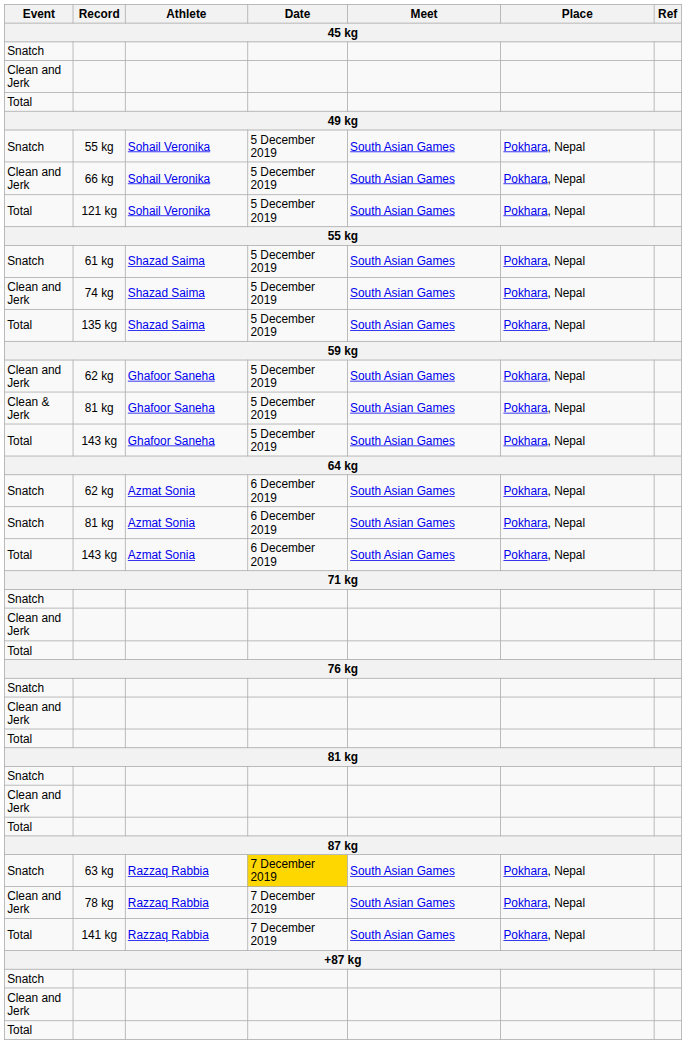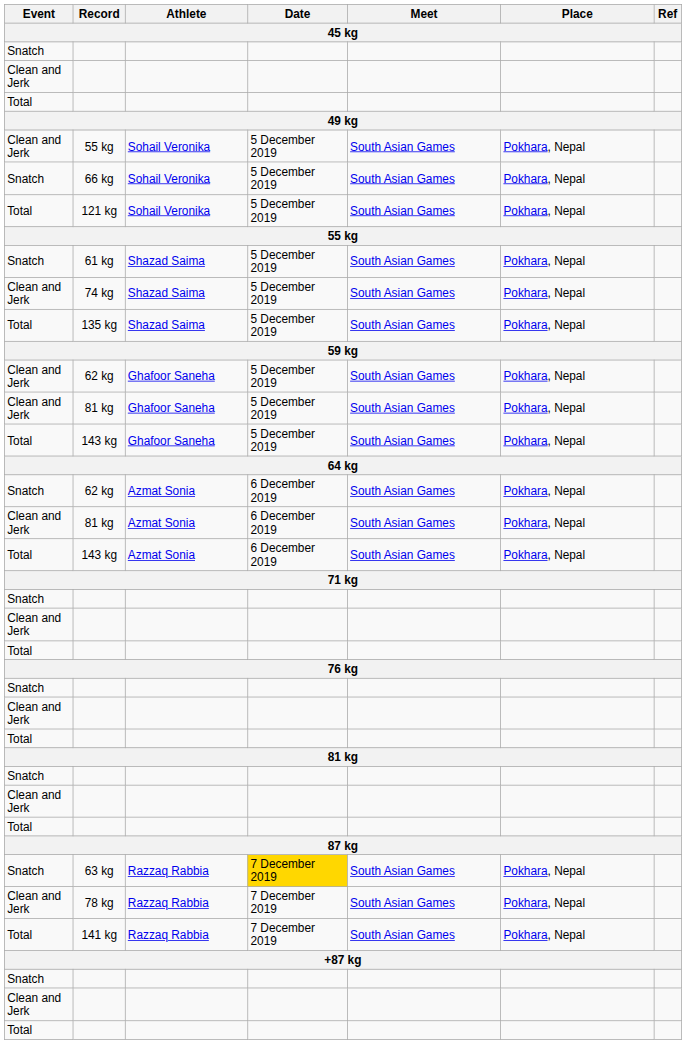(26, 146) Snatch -> (34, 146) Clean and Jerk
(34, 178) Clean and Jerk -> (26, 178) Snatch
(28, 408) Clean & Jerk -> (34, 408) Clean and Jerk
(26, 523) Snatch -> (34, 523) Clean and Jerk
